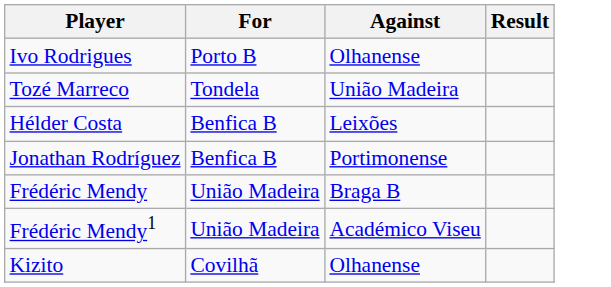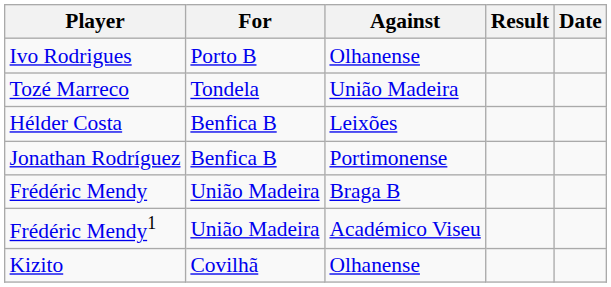+ column: (580, 21)
